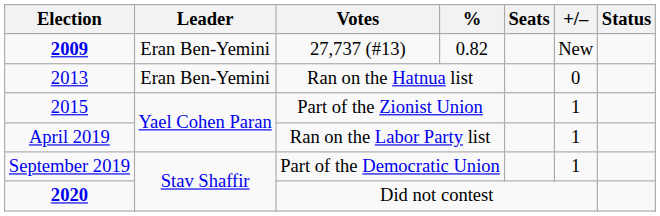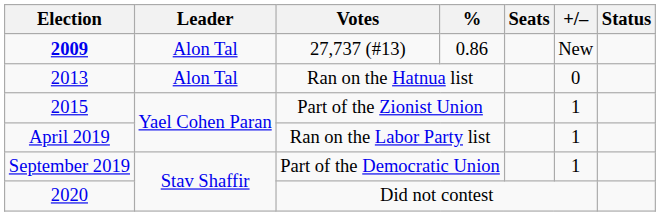(205, 48) Eran Ben-Yemini -> (205, 48) Alon Tal
(472, 48) 0.82 -> (472, 48) 0.86
(205, 78) Eran Ben-Yemini -> (205, 78) Alon Tal
(69, 195) bold -> (69, 195) normal
